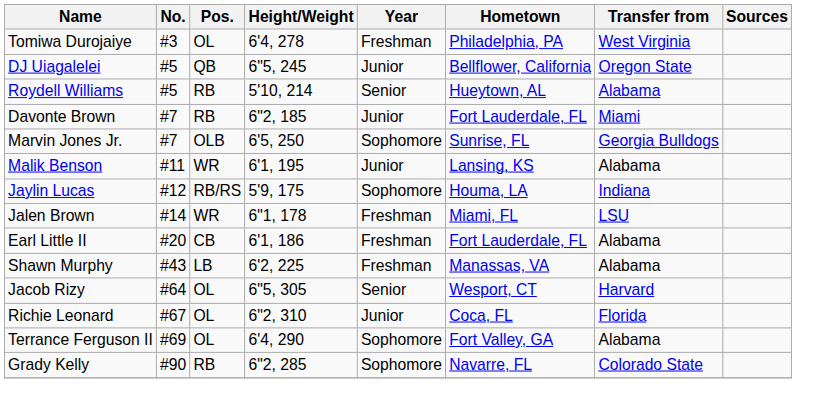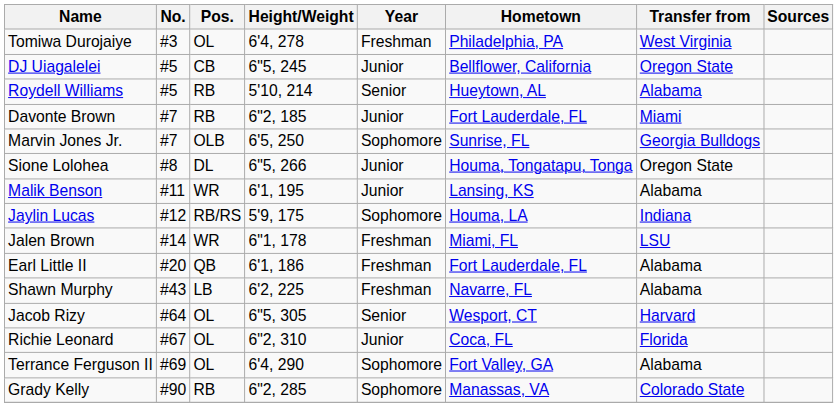(205, 66) QB -> (204, 66) CB
+ row: (58, 166)
(204, 240) CB -> (205, 265) QB
(499, 265) Manassas, VA -> (491, 290) Navarre, FL
(491, 365) Navarre, FL -> (499, 389) Manassas, VA
